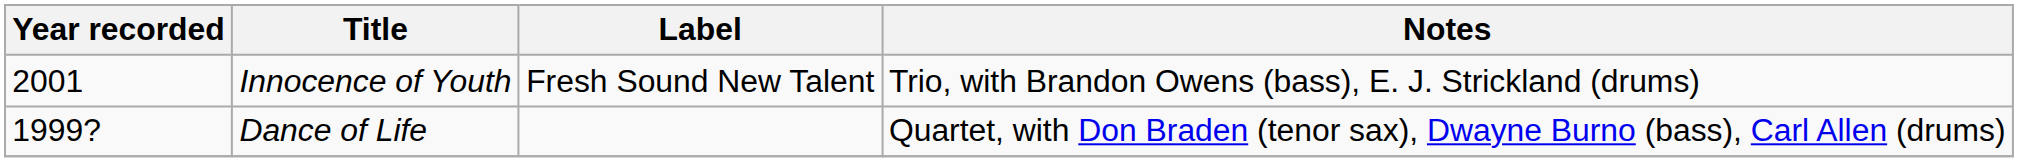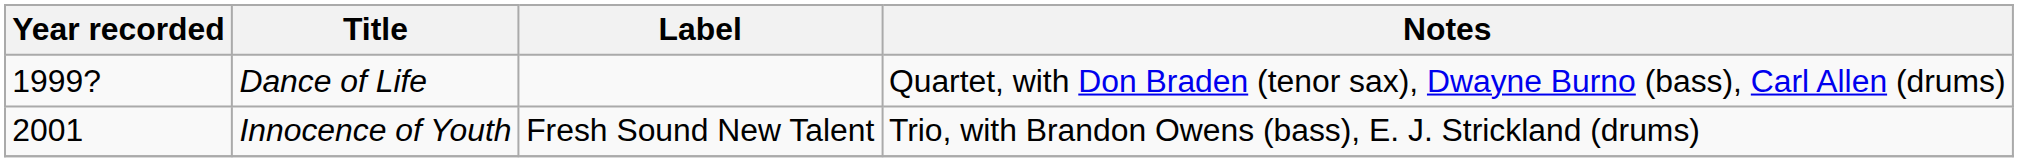rows swapped: (333, 130) <-> (375, 80)
